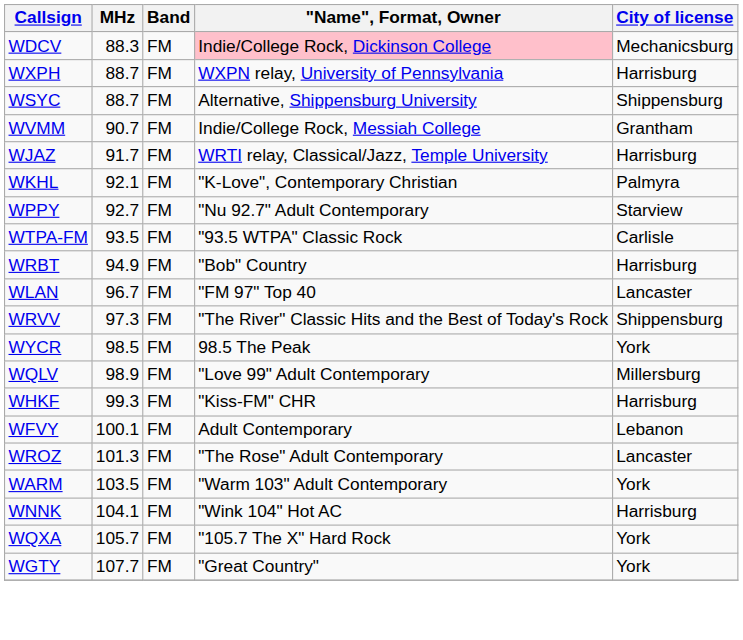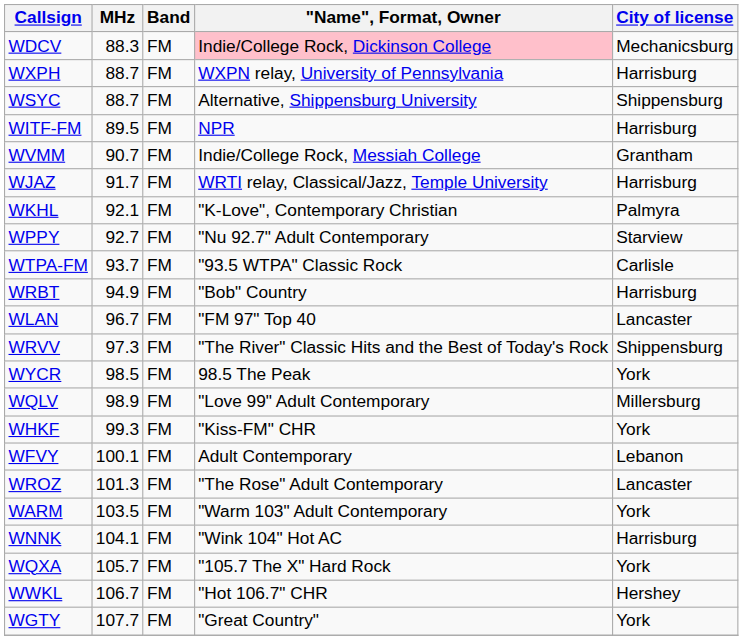+ row: (45, 127)
(122, 237) 93.5 -> (122, 264) 93.7
(656, 401) Harrisburg -> (633, 429) York
+ row: (35, 593)
